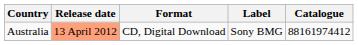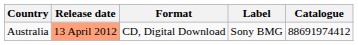(319, 31) 88161974412 -> (319, 31) 88691974412
